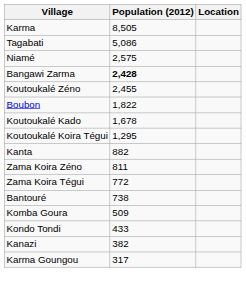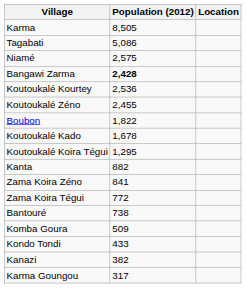+ row: (49, 89)
(120, 167) 811 -> (120, 182) 841
